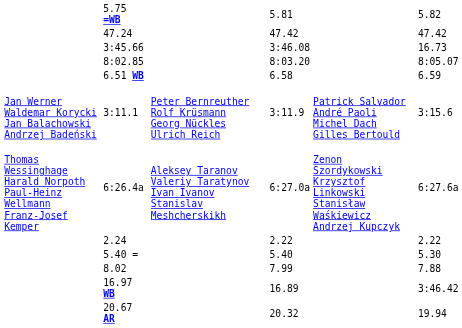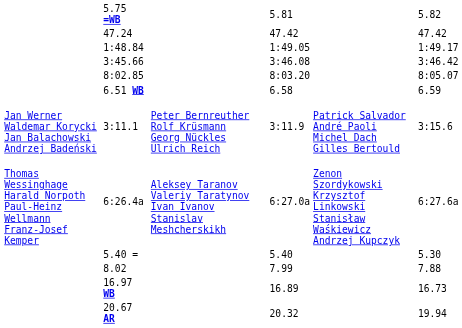+ row: (124, 48)
(432, 48) 16.73 -> (438, 62) 3:46.42
- row: (115, 240)
(438, 288) 3:46.42 -> (432, 288) 16.73
